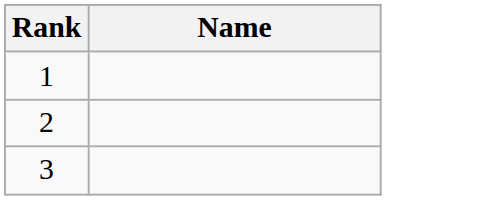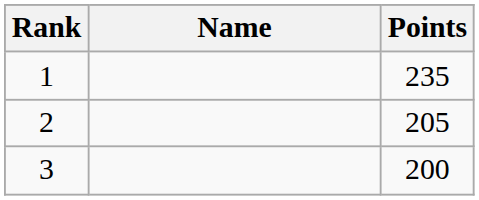+ column: (427, 28)
